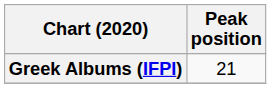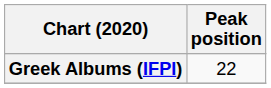(226, 68) 21 -> (226, 68) 22
